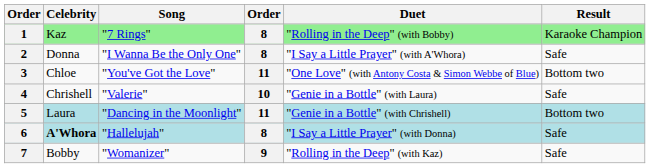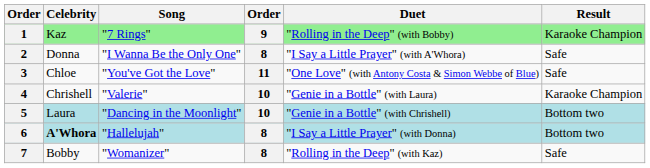(264, 34) 8 -> (264, 34) 9
(574, 73) Bottom two -> (556, 73) Safe
(556, 93) Safe -> (593, 93) Karaoke Champion
(264, 113) 11 -> (264, 113) 10
(556, 133) Safe -> (574, 133) Bottom two
(264, 152) 9 -> (264, 152) 8
